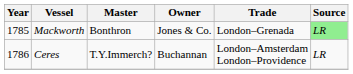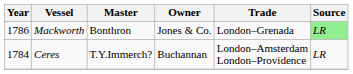(18, 30) 1785 -> (18, 30) 1786
(18, 54) 1786 -> (18, 54) 1784
